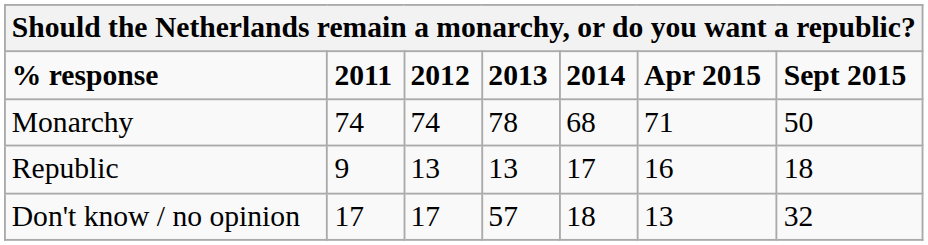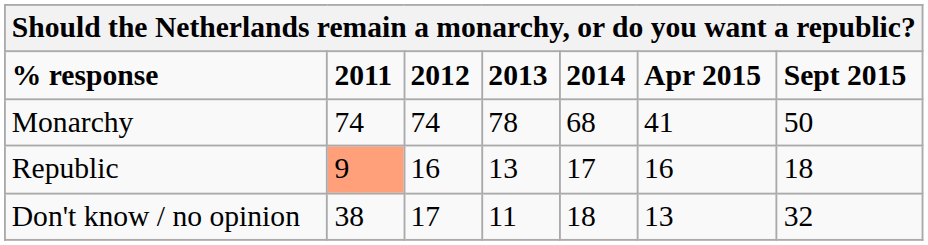(659, 121) 71 -> (659, 121) 41
(342, 168) no background -> (342, 168) lightsalmon background
(425, 168) 13 -> (425, 168) 16
(349, 215) 17 -> (349, 215) 38
(503, 215) 57 -> (503, 215) 11
